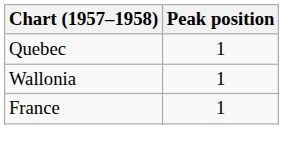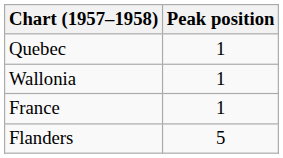+ row: (41, 138)
